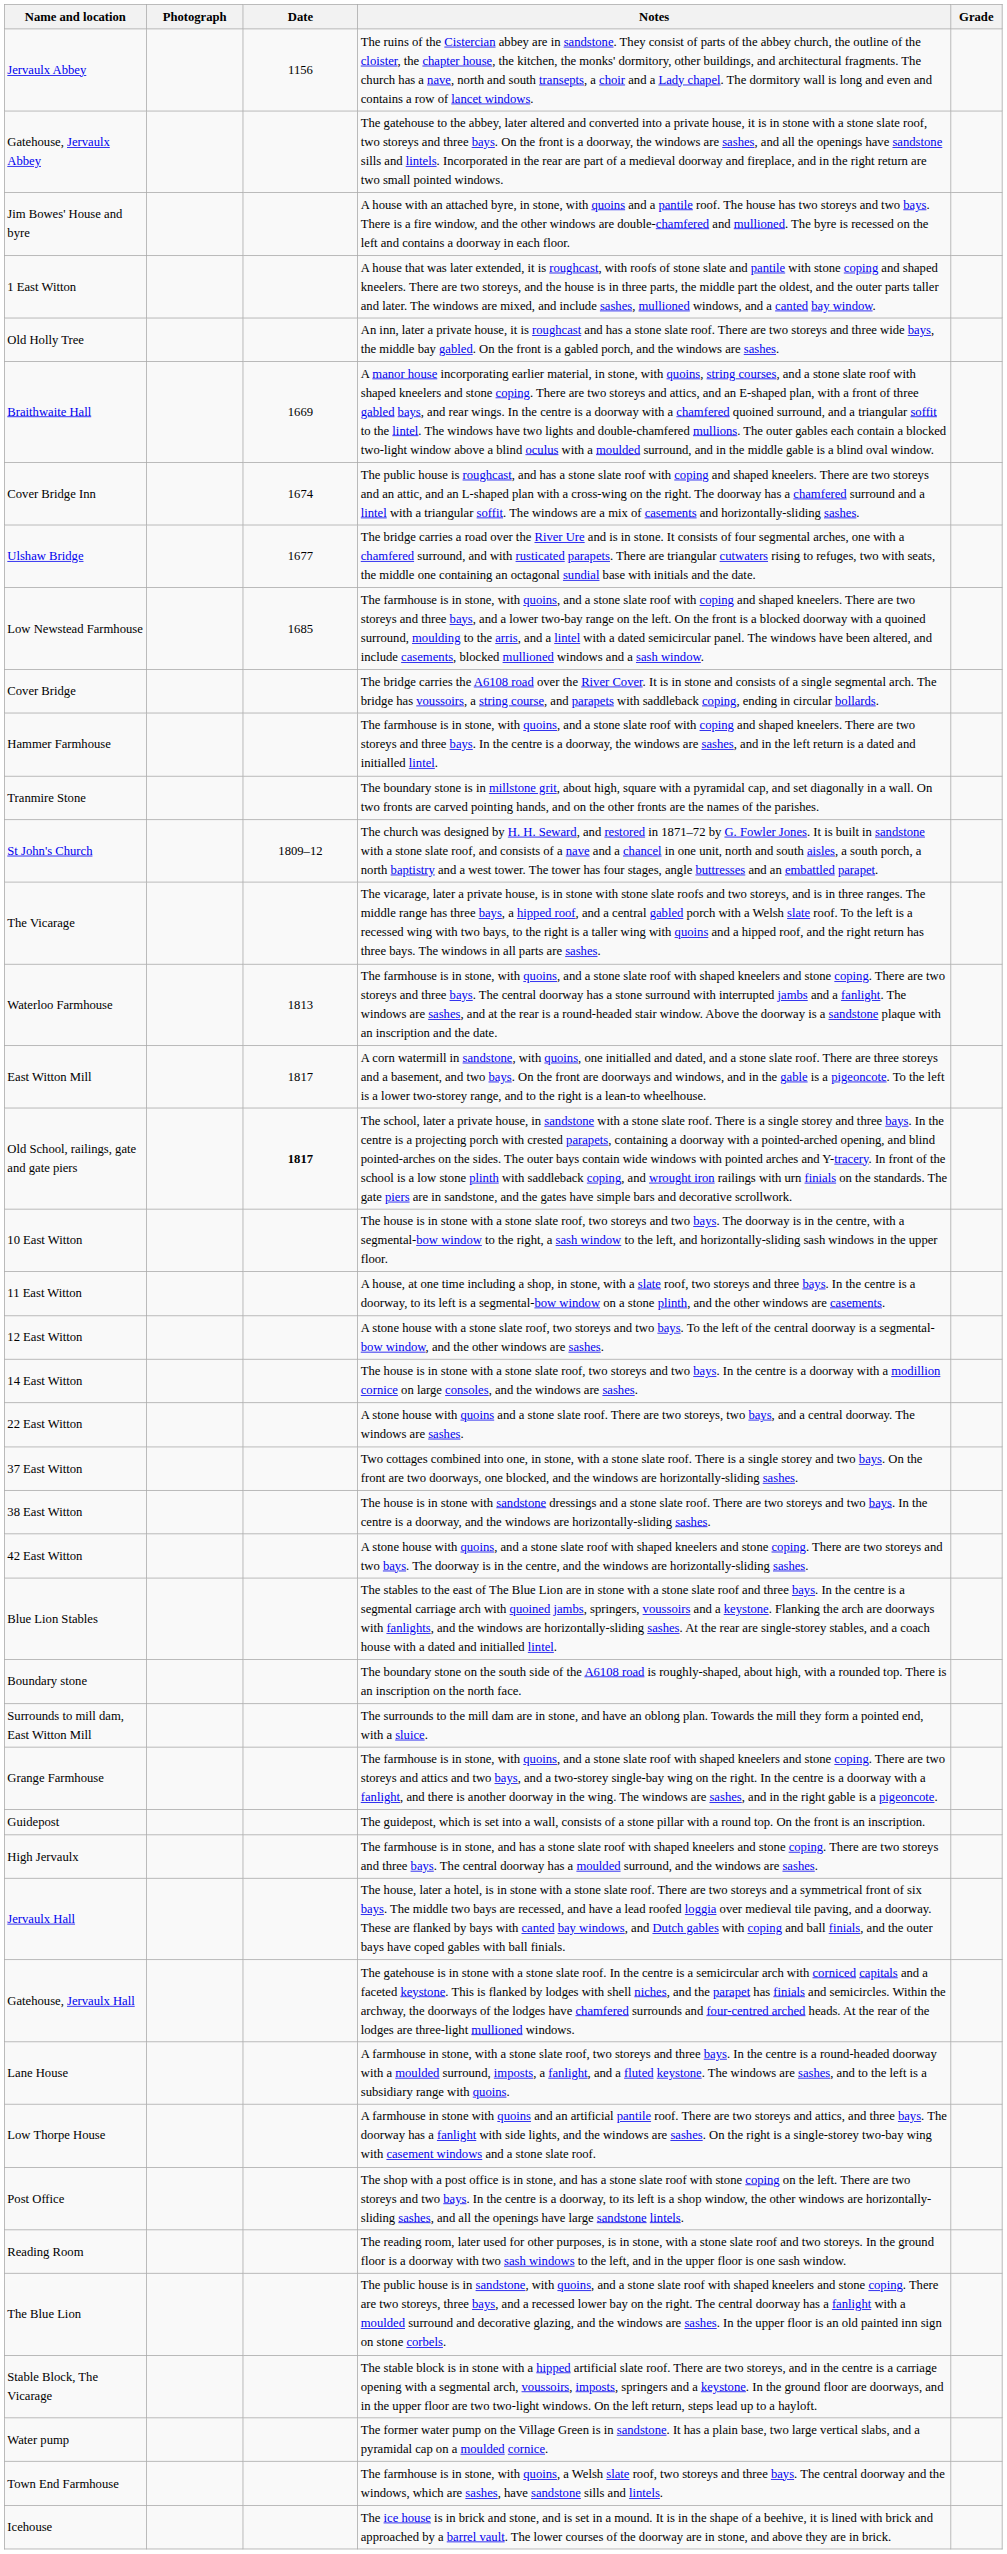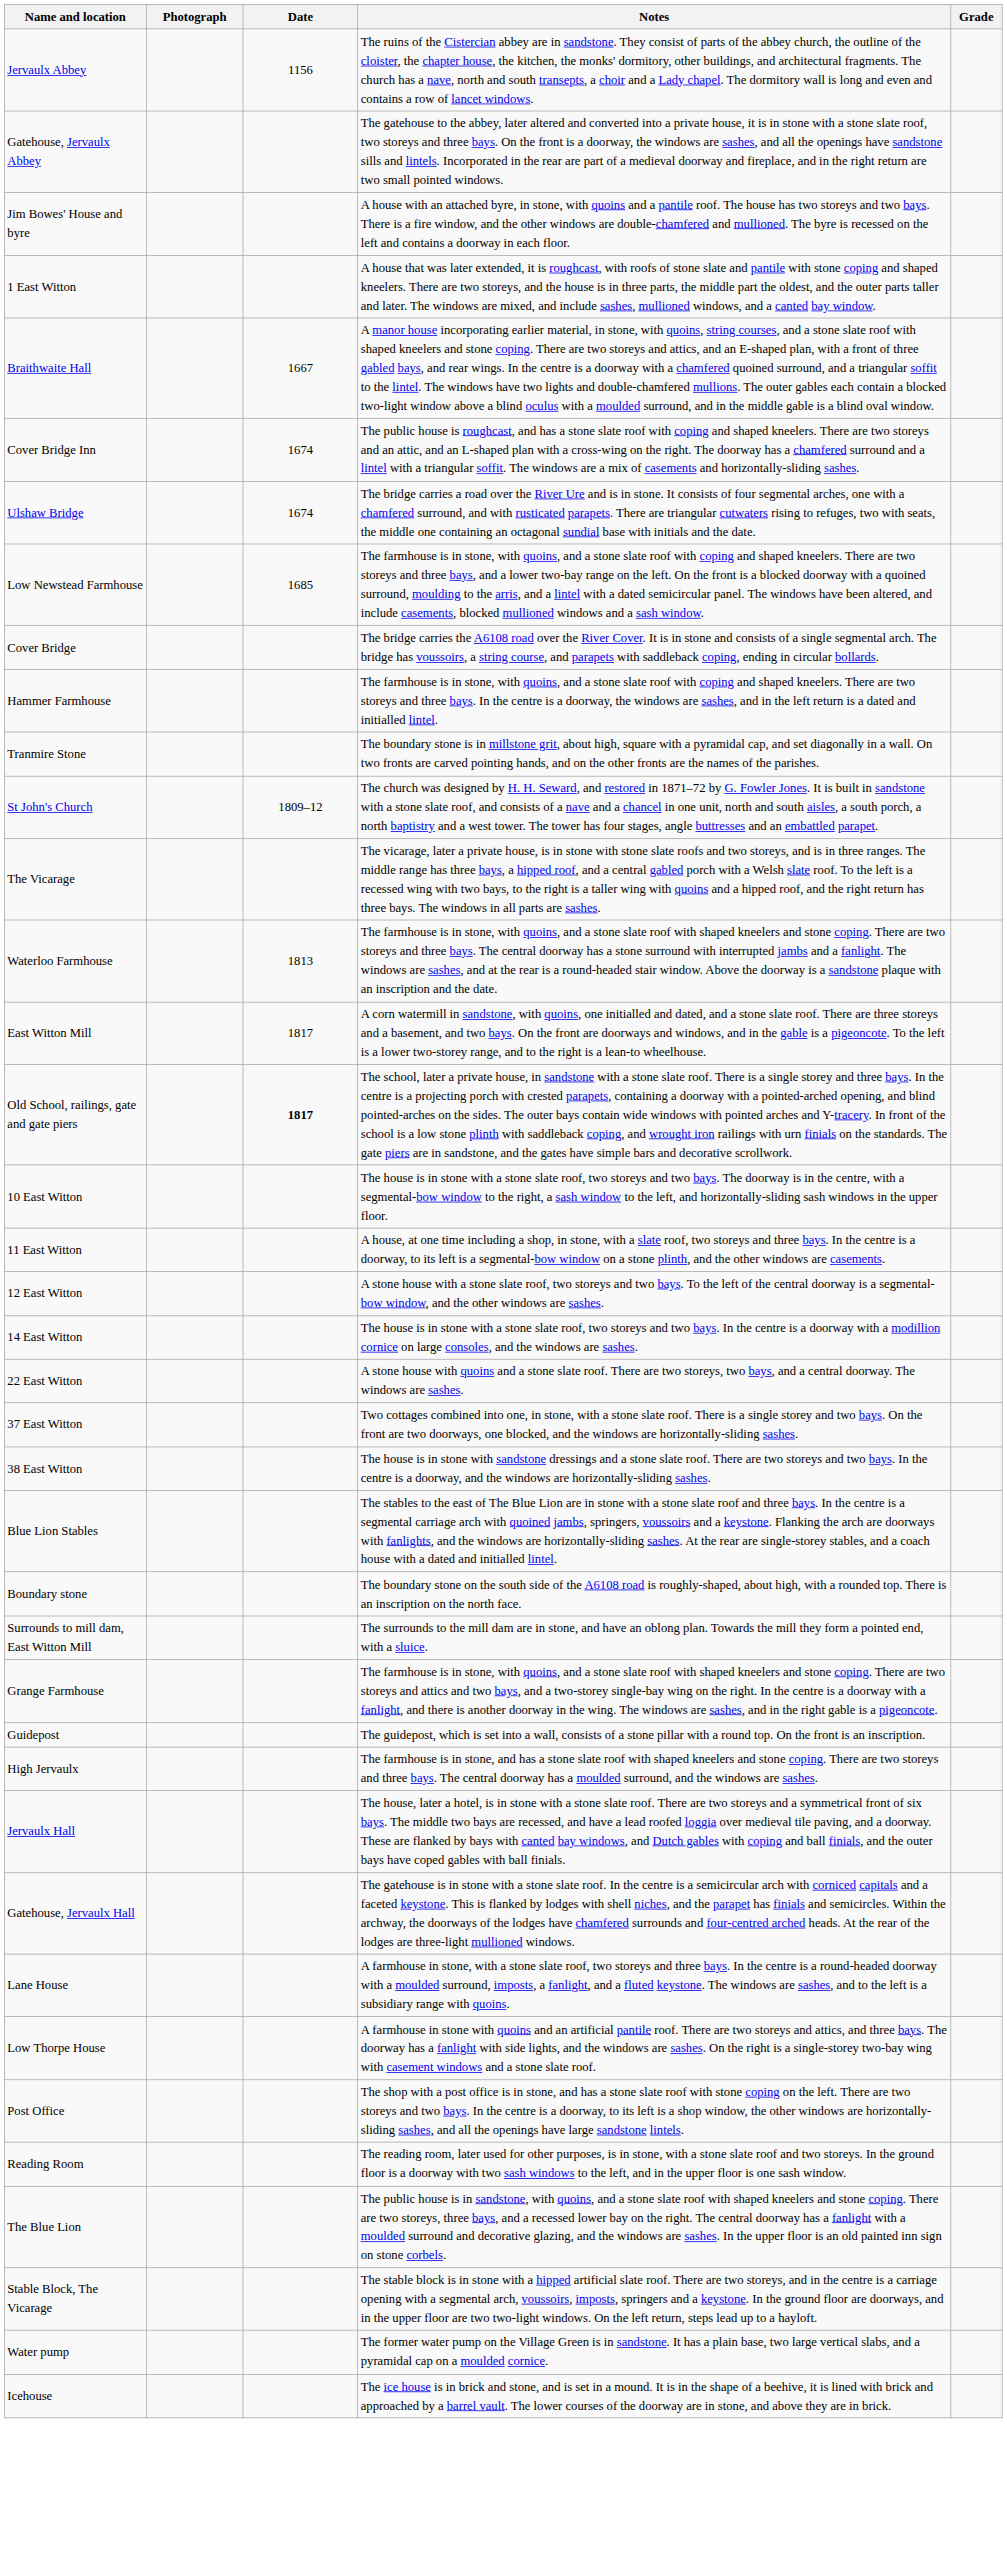- row: (46, 339)
(300, 412) 1669 -> (300, 368) 1667
(300, 556) 1677 -> (300, 512) 1674
- row: (45, 1556)
- row: (63, 2483)
